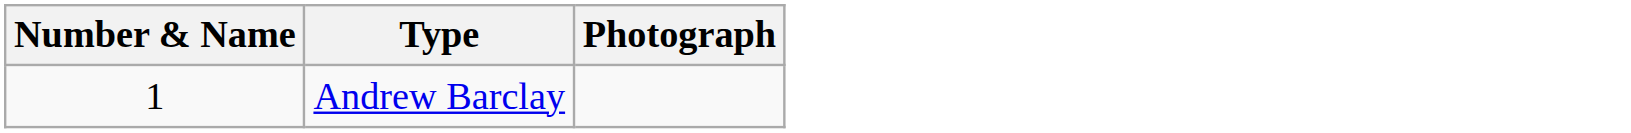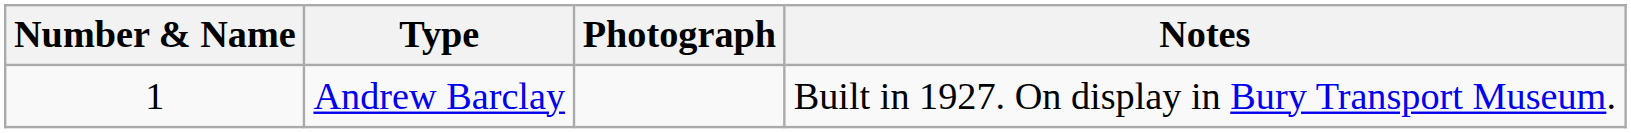+ column: (1205, 34)
